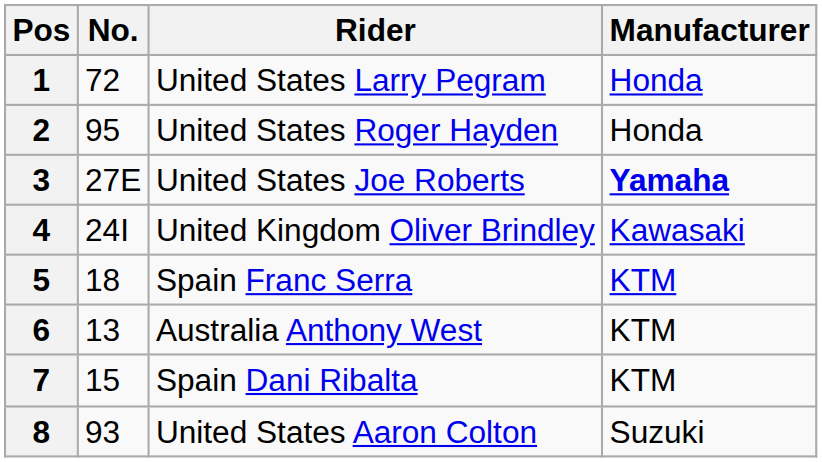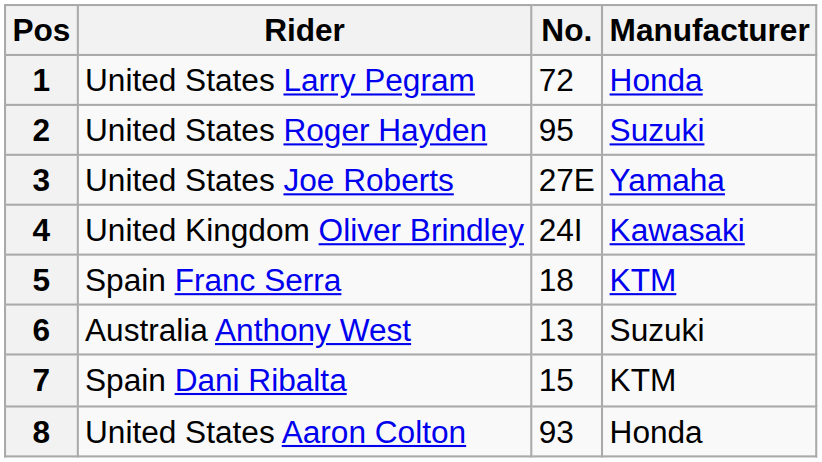columns swapped: (113, 30) <-> (375, 30)
(656, 130) Honda -> (657, 130) Suzuki
(669, 180) bold -> (667, 180) normal
(643, 331) KTM -> (657, 331) Suzuki
(657, 431) Suzuki -> (656, 431) Honda
